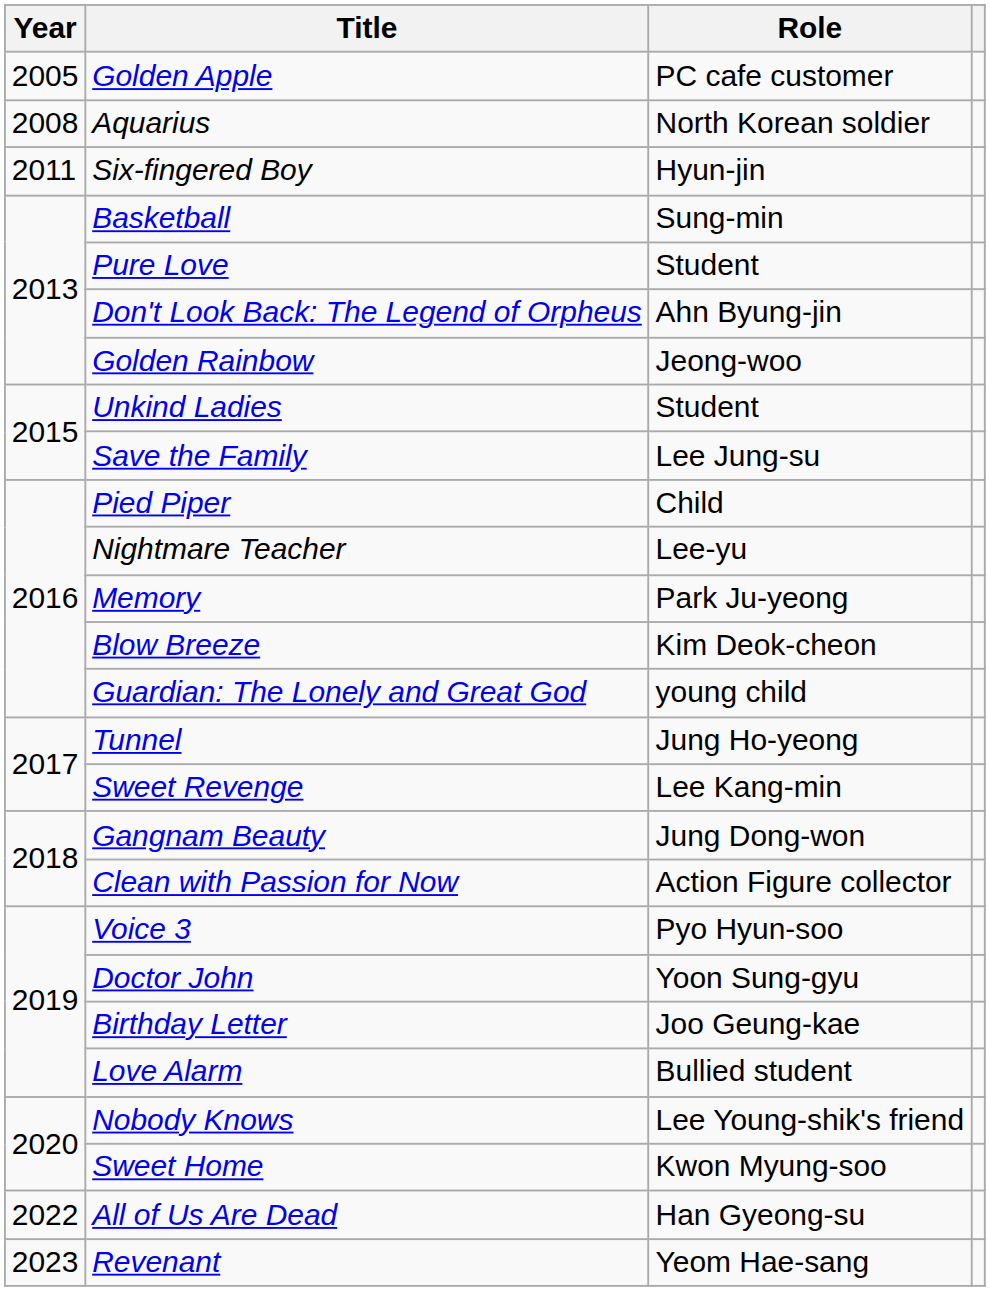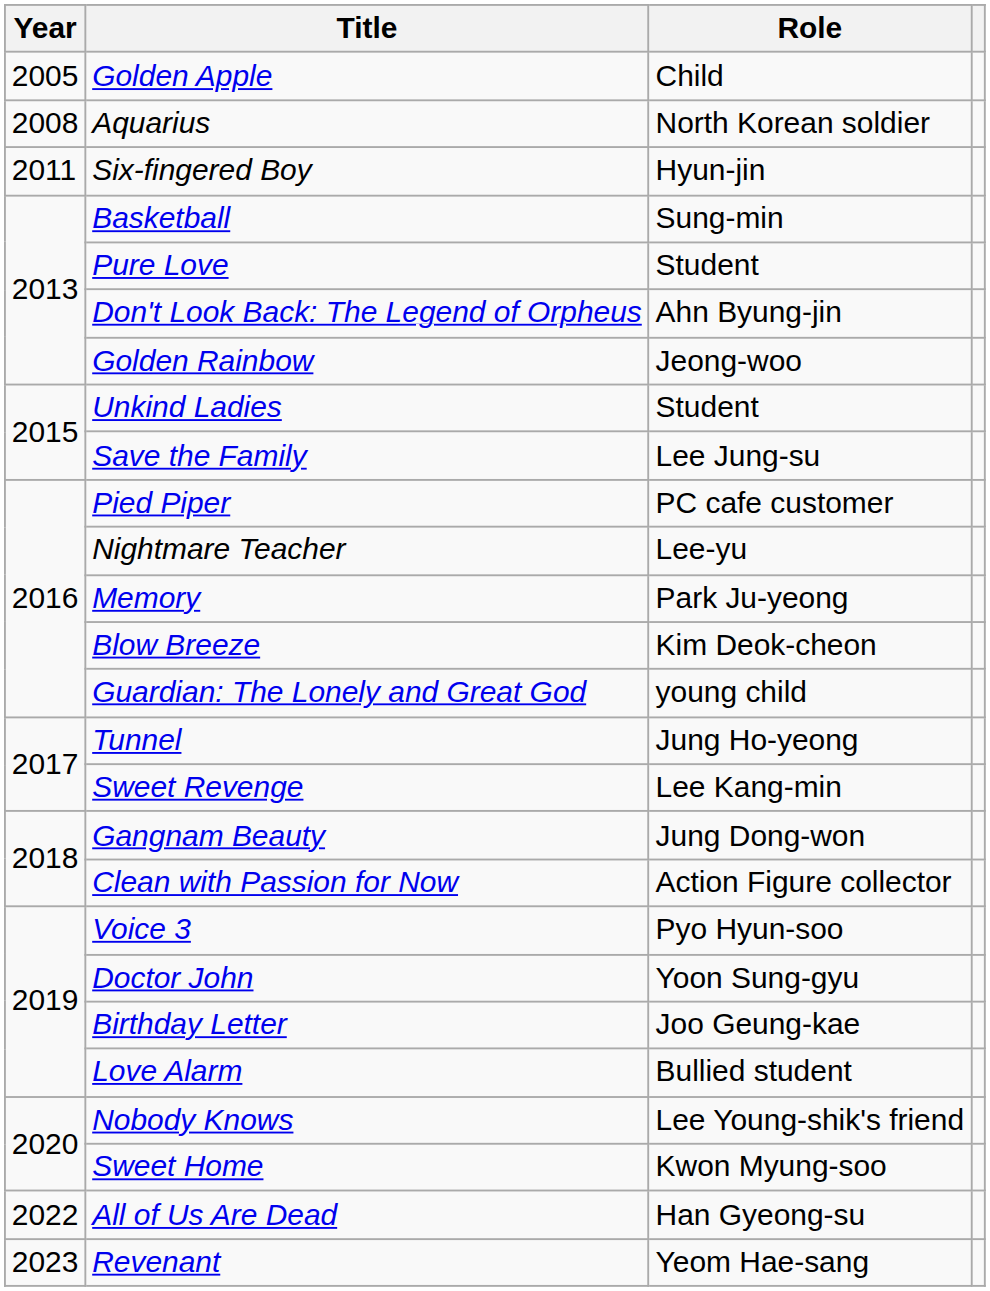(774, 75) PC cafe customer -> (690, 75) Child
(690, 502) Child -> (774, 502) PC cafe customer
